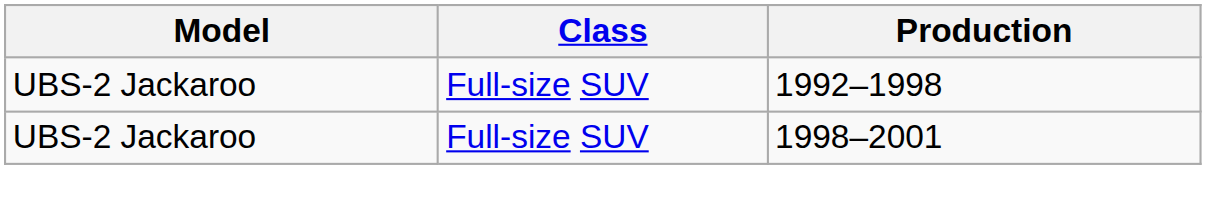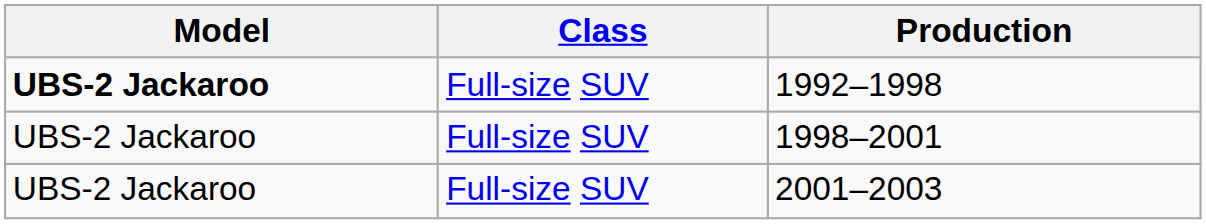(134, 84) normal -> (141, 84) bold
+ row: (859, 190)
